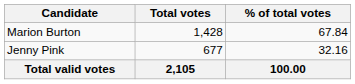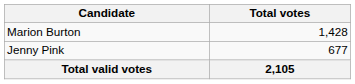- column: (288, 13)
